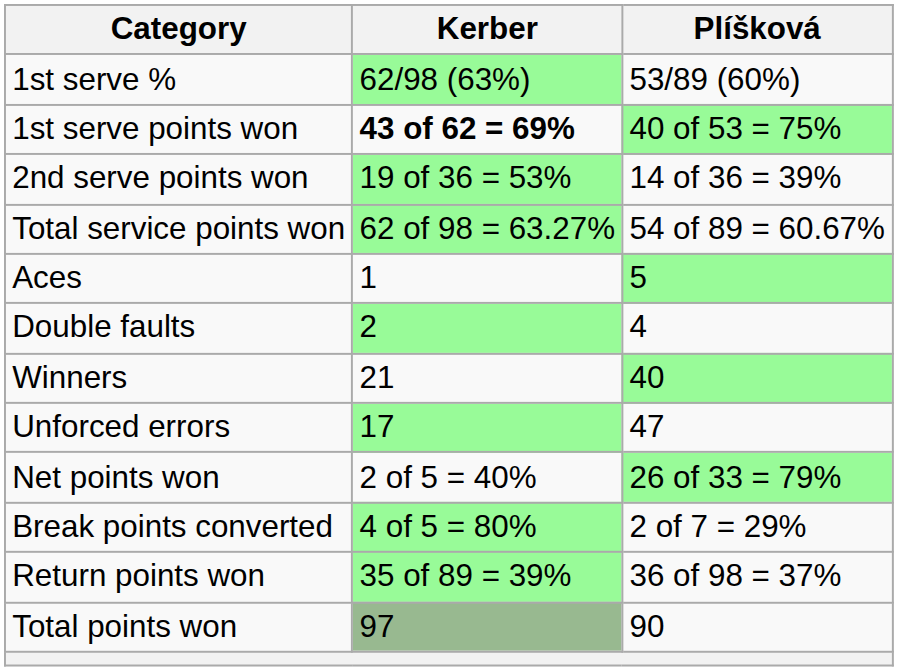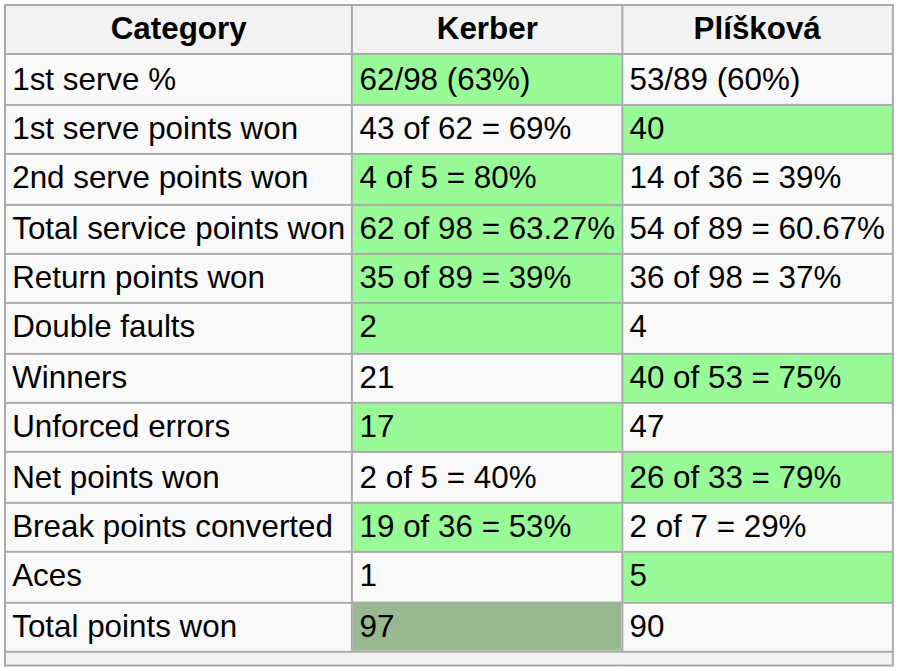(467, 128) bold -> (466, 128) normal
(735, 128) 40 of 53 = 75% -> (647, 128) 40
(466, 178) 19 of 36 = 53% -> (448, 178) 4 of 5 = 80%
rows swapped: (47, 278) <-> (139, 576)
(647, 377) 40 -> (735, 377) 40 of 53 = 75%
(448, 526) 4 of 5 = 80% -> (466, 526) 19 of 36 = 53%
